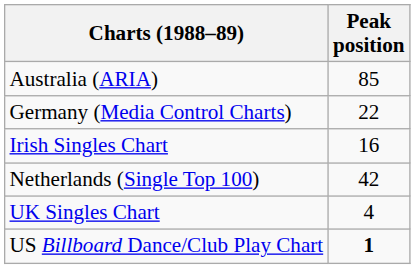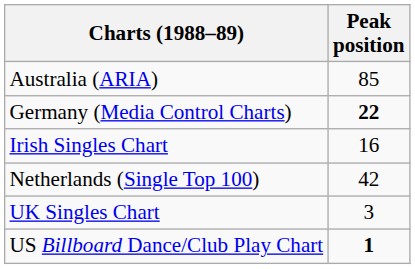(369, 111) normal -> (369, 111) bold
(369, 212) 4 -> (369, 212) 3
